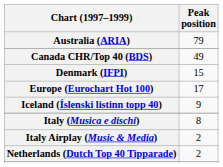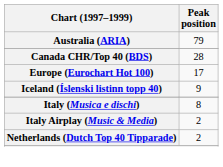(199, 56) 49 -> (199, 56) 28
- row: (92, 72)
